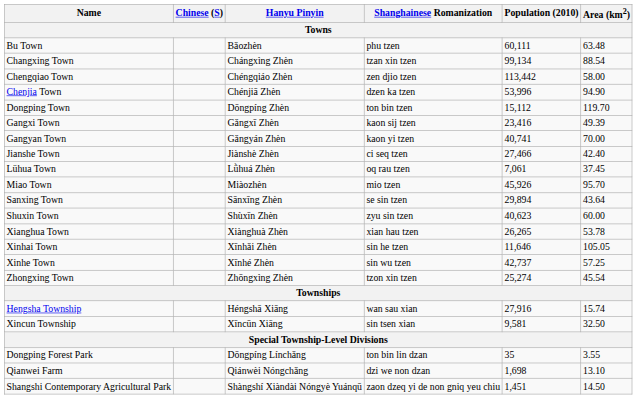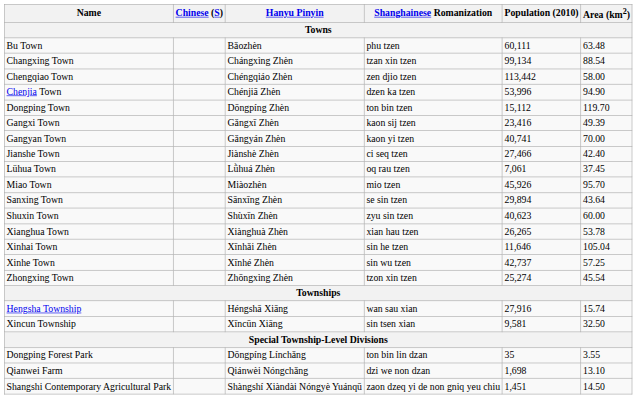(596, 247) 105.05 -> (596, 247) 105.04
